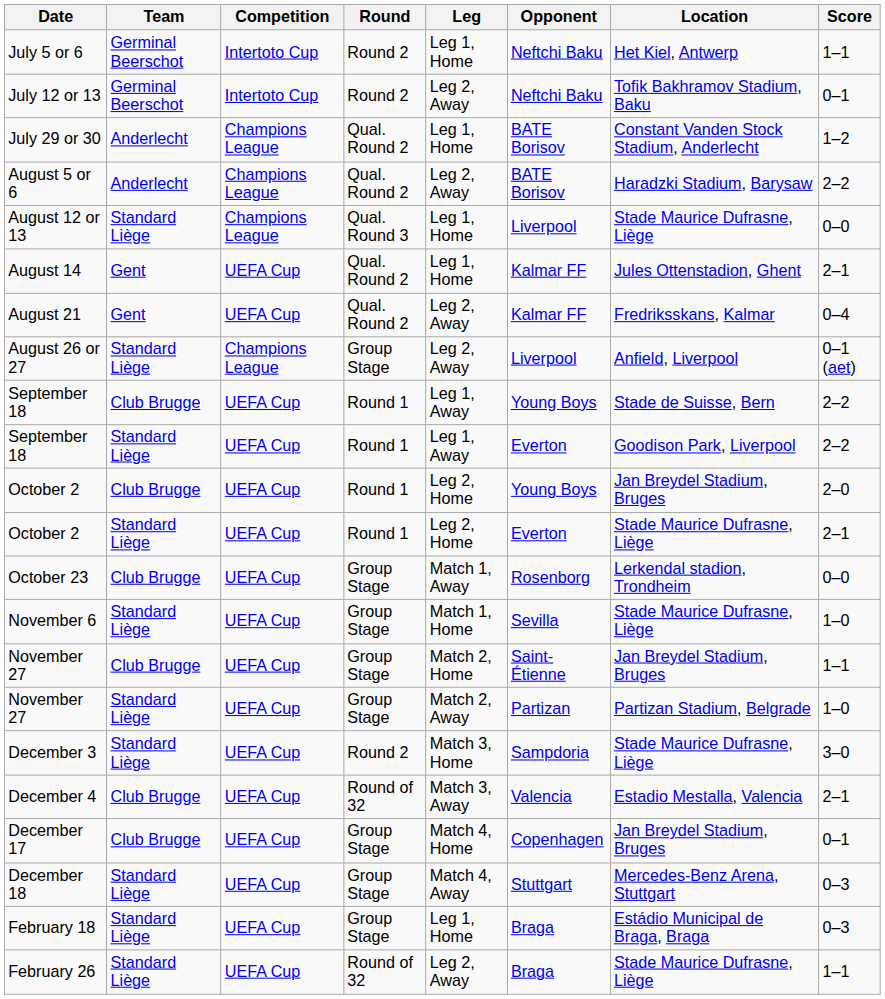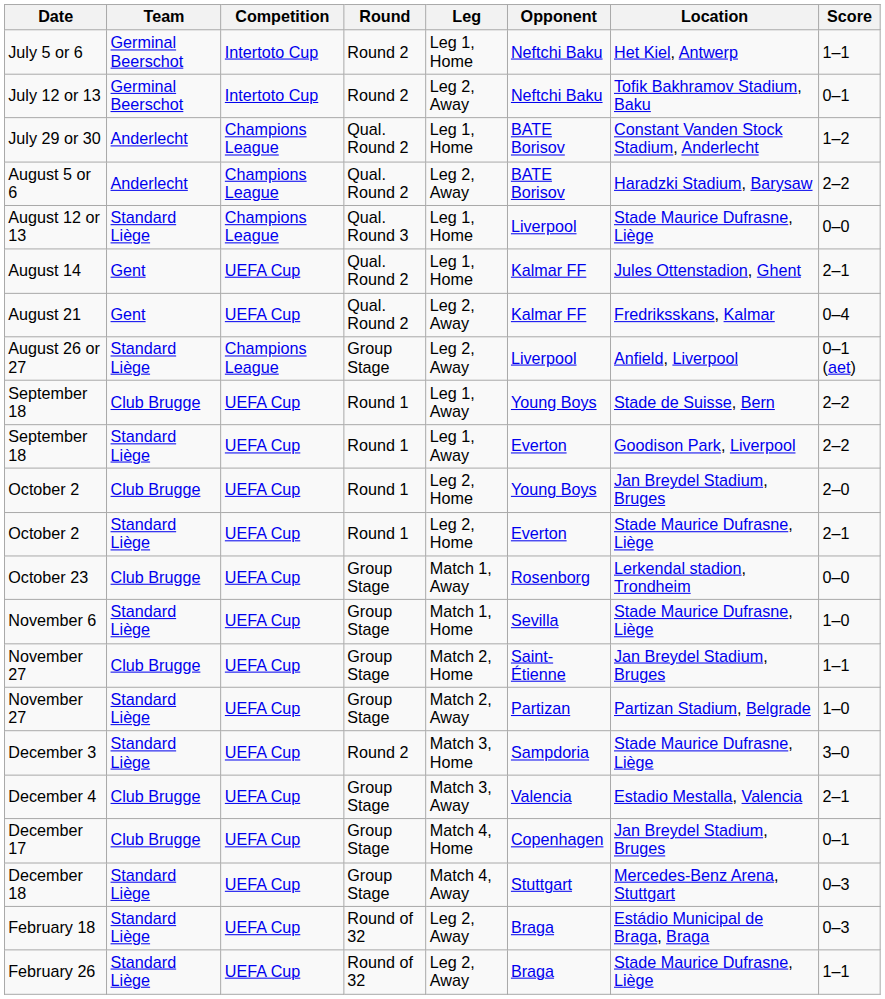(380, 796) Round of 32 -> (370, 796) Group Stage
(370, 928) Group Stage -> (380, 928) Round of 32
(452, 928) Leg 1, Home -> (452, 928) Leg 2, Away
